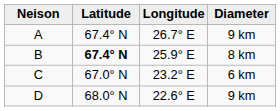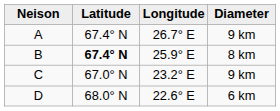(242, 75) 6 km -> (242, 75) 9 km
(242, 95) 9 km -> (242, 95) 6 km
